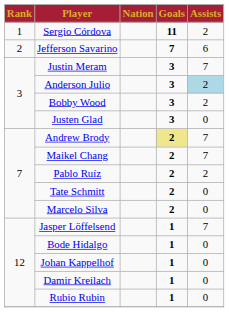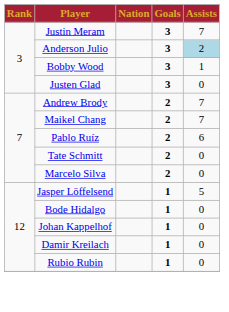- row: (77, 31)
- row: (77, 49)
(206, 102) 2 -> (201, 66) 1
(172, 138) khaki background -> (168, 102) no background
(206, 173) 2 -> (201, 138) 6
(206, 227) 7 -> (201, 191) 5
